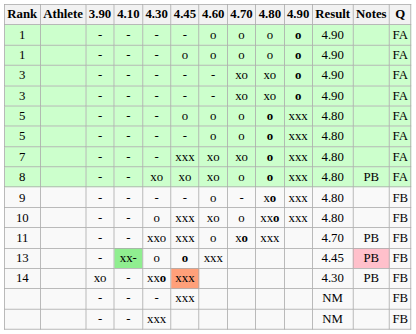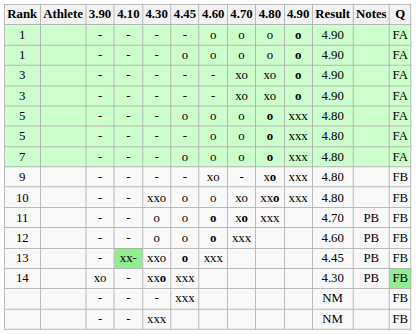(185, 156) xxx -> (185, 156) o
(213, 156) xo -> (213, 156) o
(242, 156) xo -> (242, 156) o
- row: (22, 177)
(213, 197) o -> (213, 177) xo
(157, 217) o -> (157, 197) xxo
(185, 217) xxx -> (185, 197) o
(213, 217) xo -> (213, 197) o
(242, 217) o -> (242, 197) xo
(157, 237) xxo -> (157, 217) o
(185, 237) xxx -> (185, 217) o
(213, 237) normal -> (213, 217) bold
+ row: (22, 237)
(157, 258) o -> (157, 258) xxo
(371, 258) pink background -> (371, 258) no background
(185, 278) lightsalmon background -> (185, 278) no background
(400, 278) no background -> (400, 278) lightgreen background
